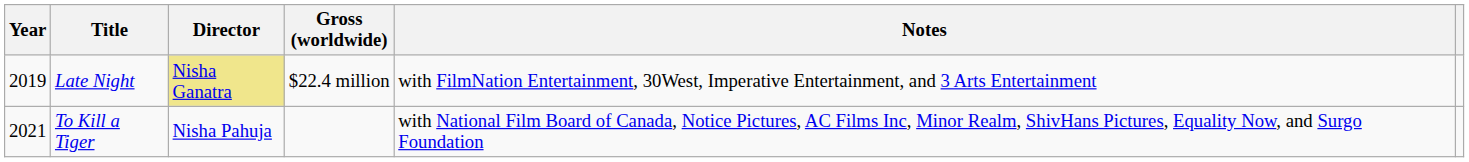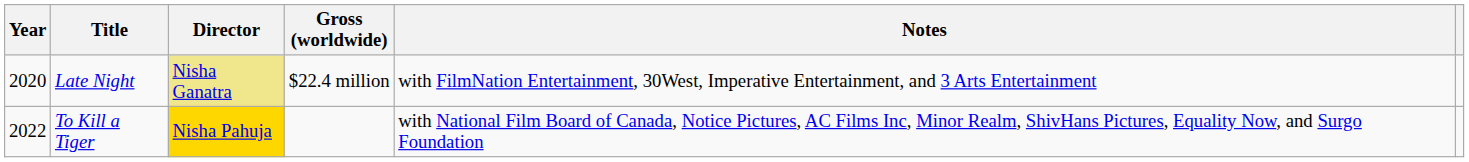(28, 80) 2019 -> (28, 80) 2020
(28, 131) 2021 -> (28, 131) 2022
(222, 131) no background -> (222, 131) gold background
